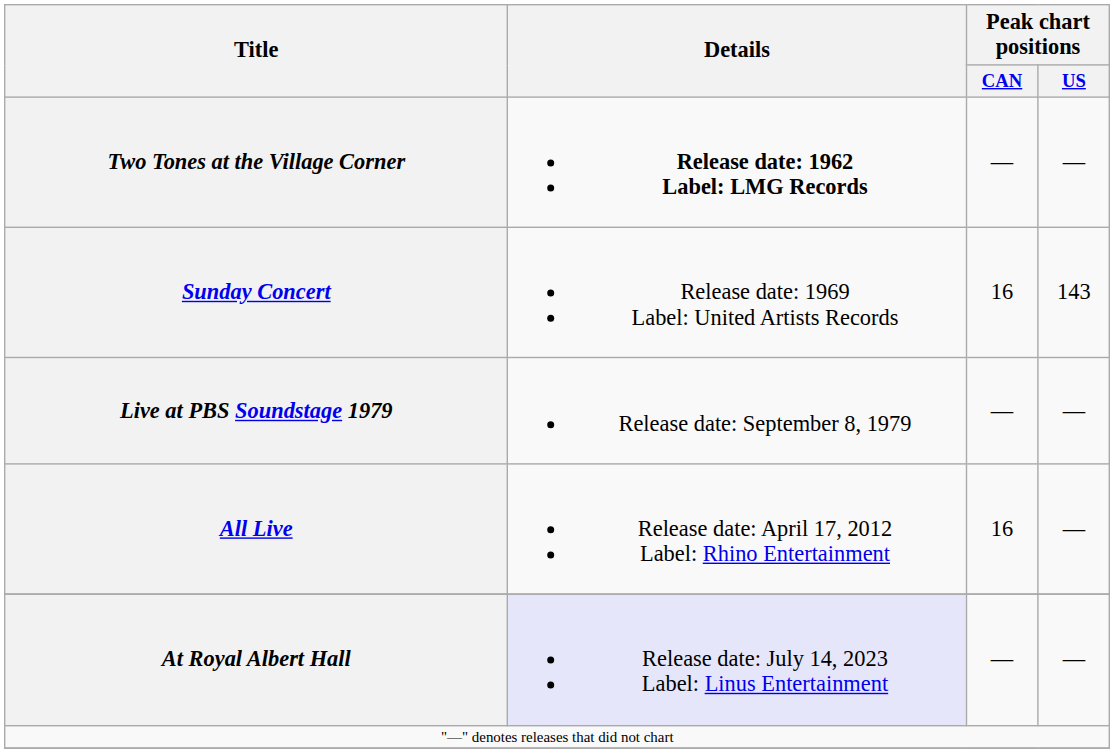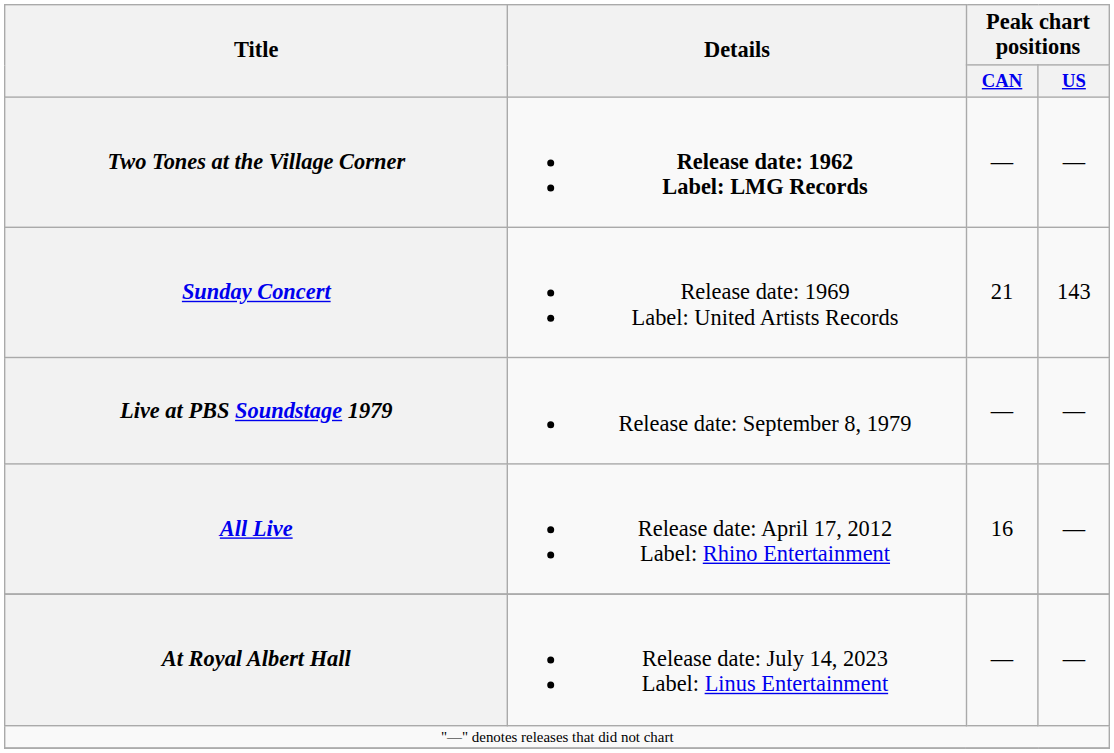(1002, 292) 16 -> (1002, 292) 21
(737, 672) lavender background -> (737, 672) no background
